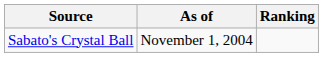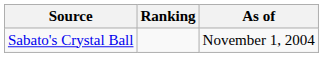columns swapped: (287, 16) <-> (197, 16)
